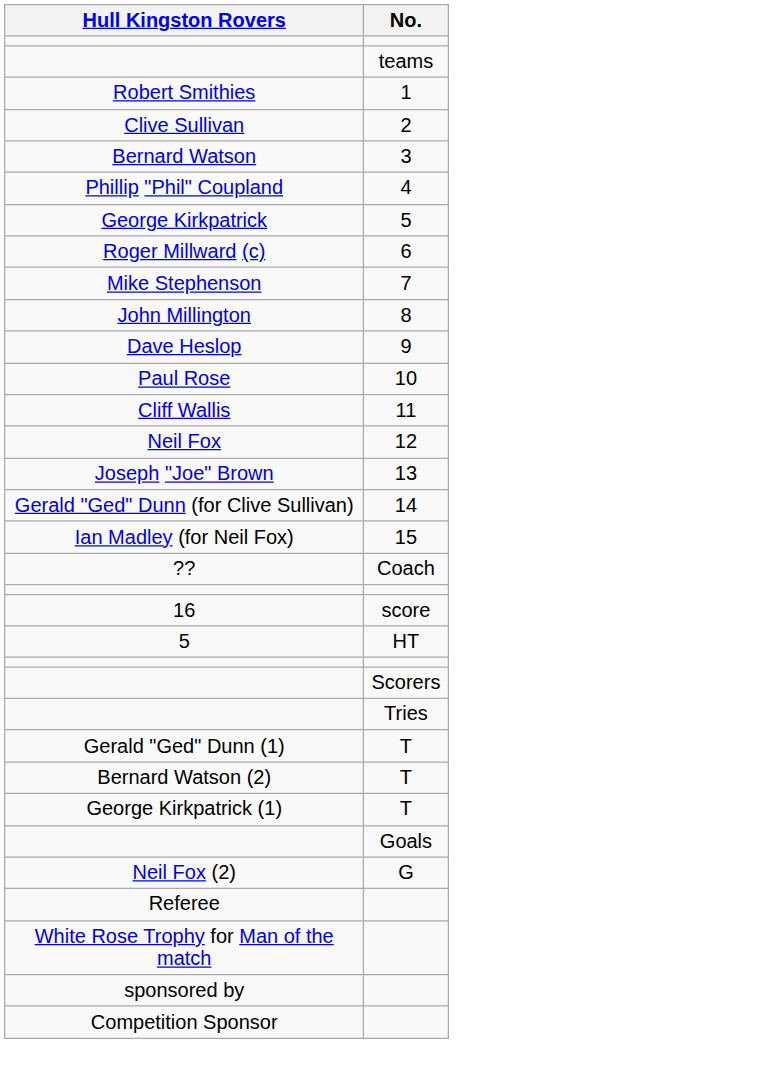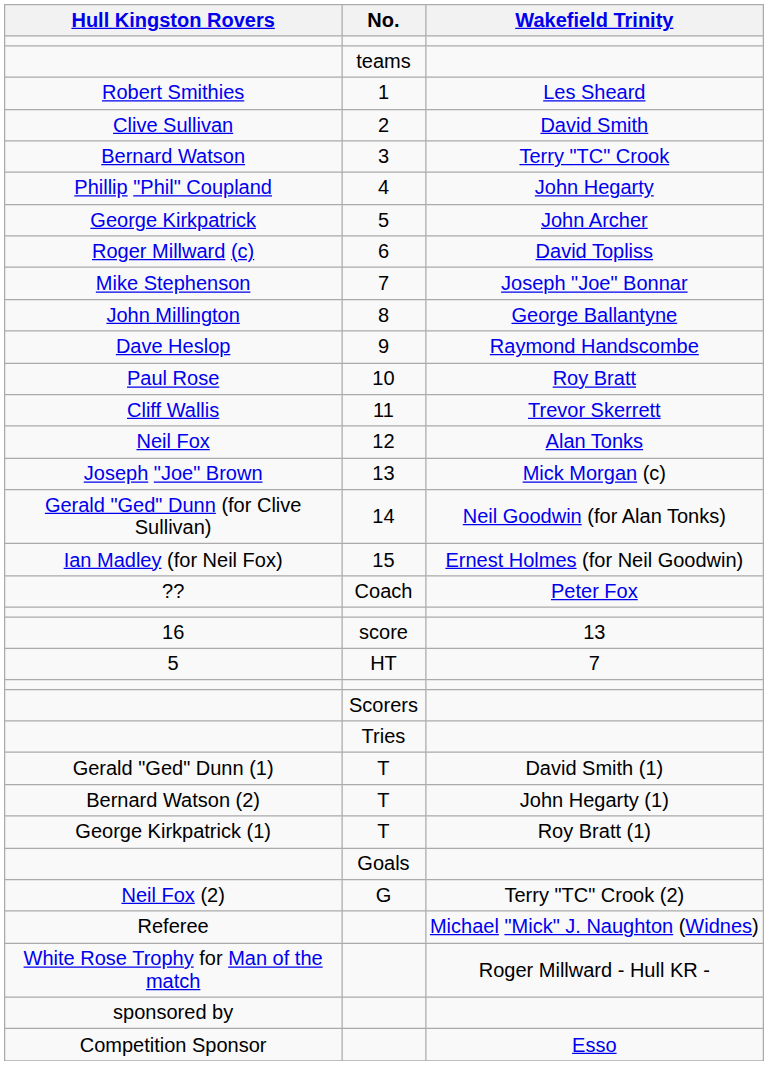+ column: (594, 20)
